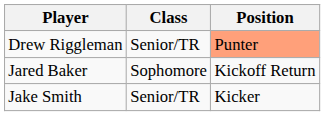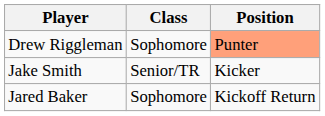(165, 44) Senior/TR -> (169, 44) Sophomore
rows swapped: (45, 96) <-> (48, 70)
